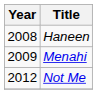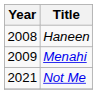(22, 78) 2012 -> (22, 78) 2021
